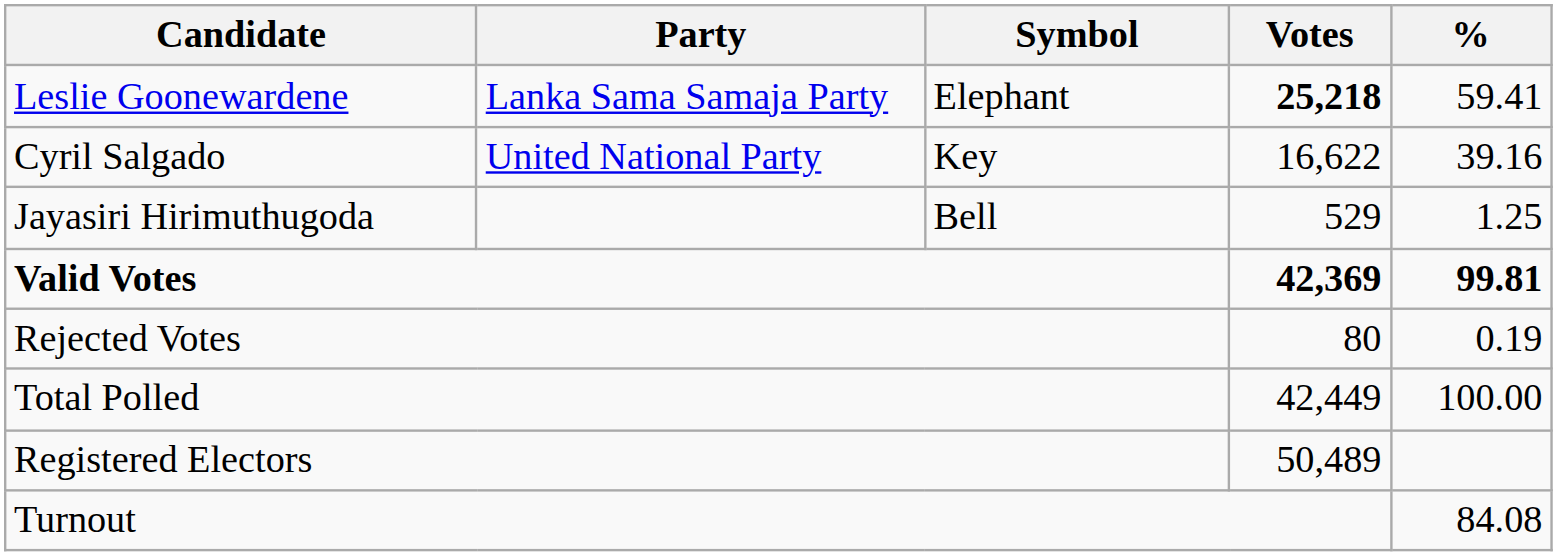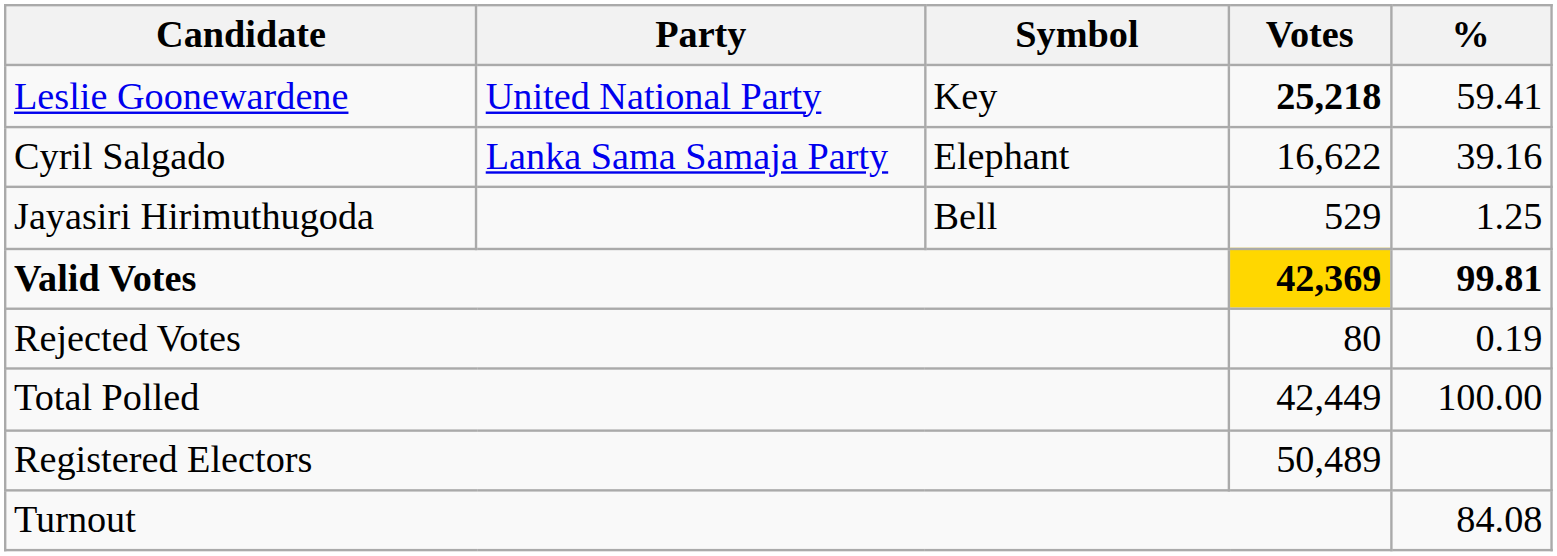(687, 95) Lanka Sama Samaja Party -> (654, 95) United National Party
(1002, 95) Elephant -> (965, 95) Key
(654, 156) United National Party -> (687, 156) Lanka Sama Samaja Party
(965, 156) Key -> (1002, 156) Elephant
(1329, 277) no background -> (1329, 277) gold background
